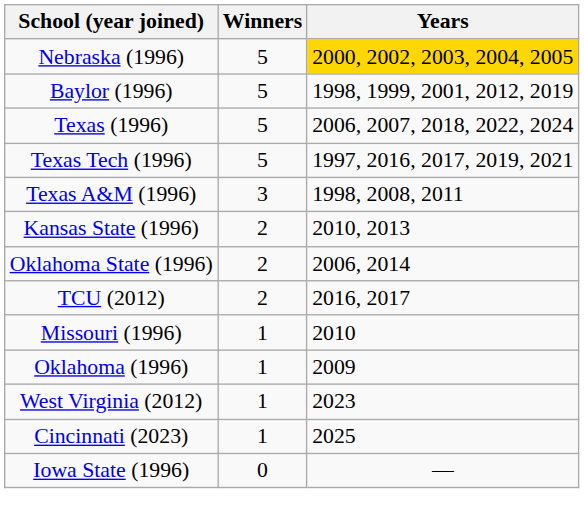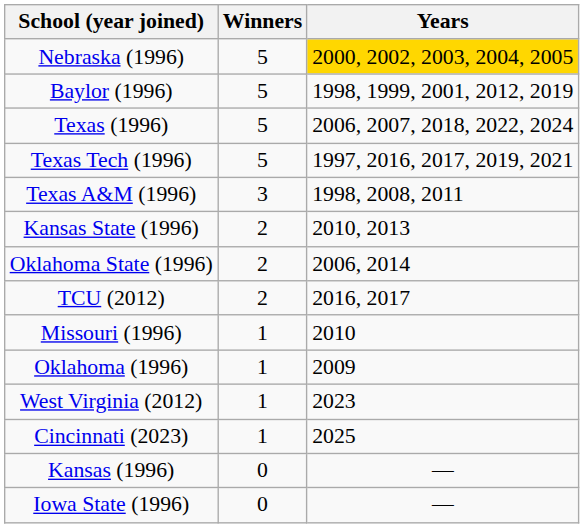+ row: (111, 470)
